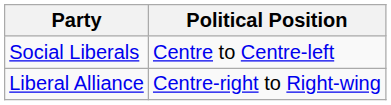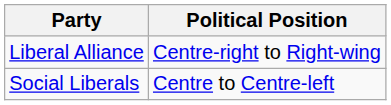rows swapped: (74, 52) <-> (76, 83)
